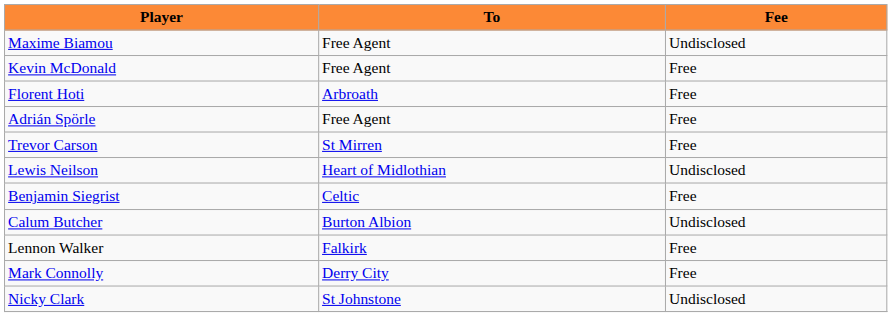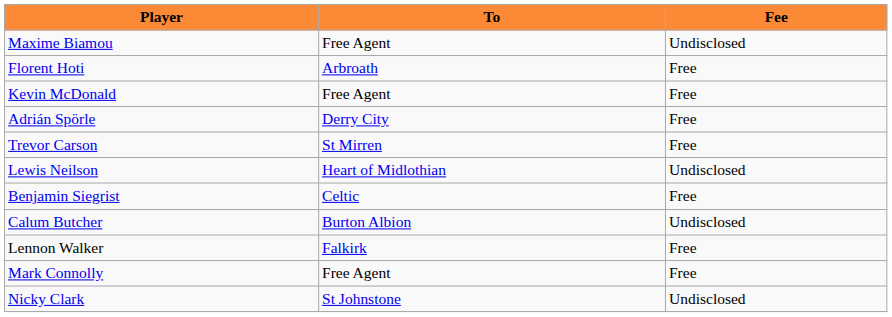rows swapped: (46, 94) <-> (62, 68)
(356, 119) Free Agent -> (355, 119) Derry City
(355, 273) Derry City -> (356, 273) Free Agent
